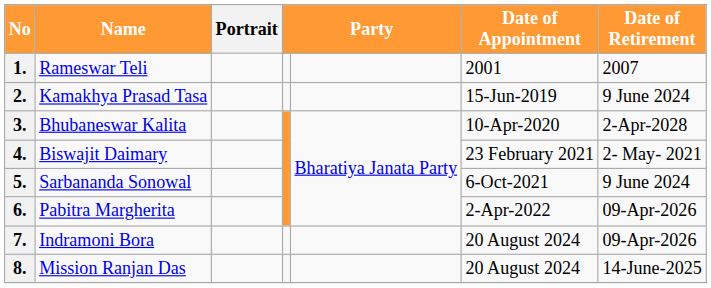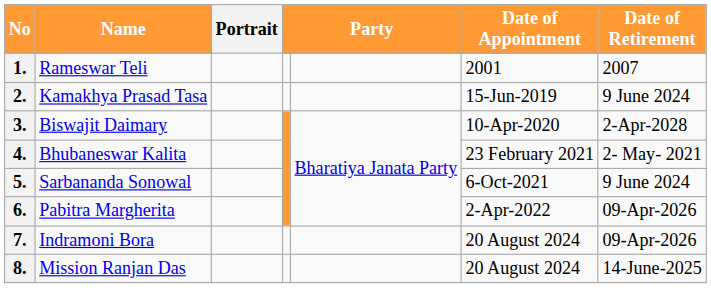(113, 125) Bhubaneswar Kalita -> (103, 125) Biswajit Daimary
(103, 153) Biswajit Daimary -> (113, 153) Bhubaneswar Kalita
